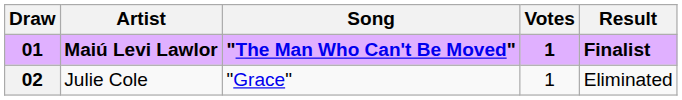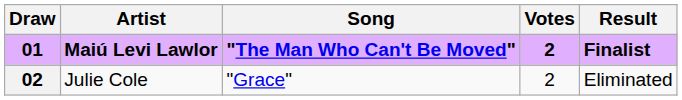(550, 49) 1 -> (550, 49) 2
(550, 79) 1 -> (550, 79) 2
